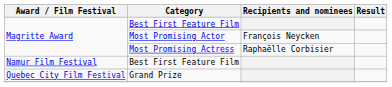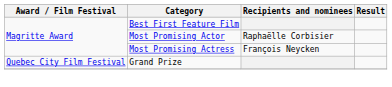(281, 37) François Neycken -> (288, 37) Raphaëlle Corbisier
(288, 50) Raphaëlle Corbisier -> (281, 50) François Neycken
- row: (52, 62)
